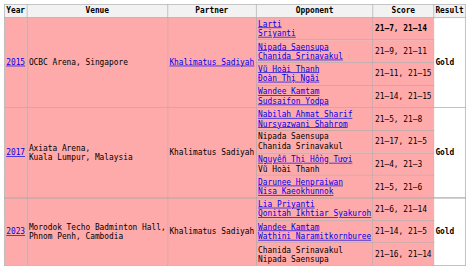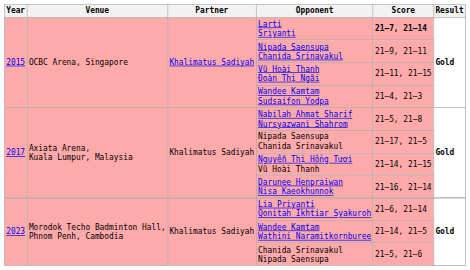(403, 96) 21–14, 21–15 -> (399, 96) 21–4, 21–3
(399, 164) 21–4, 21–3 -> (403, 164) 21–14, 21–15
(399, 186) 21–5, 21–6 -> (403, 186) 21–16, 21–14
(403, 254) 21–16, 21–14 -> (399, 254) 21–5, 21–6
